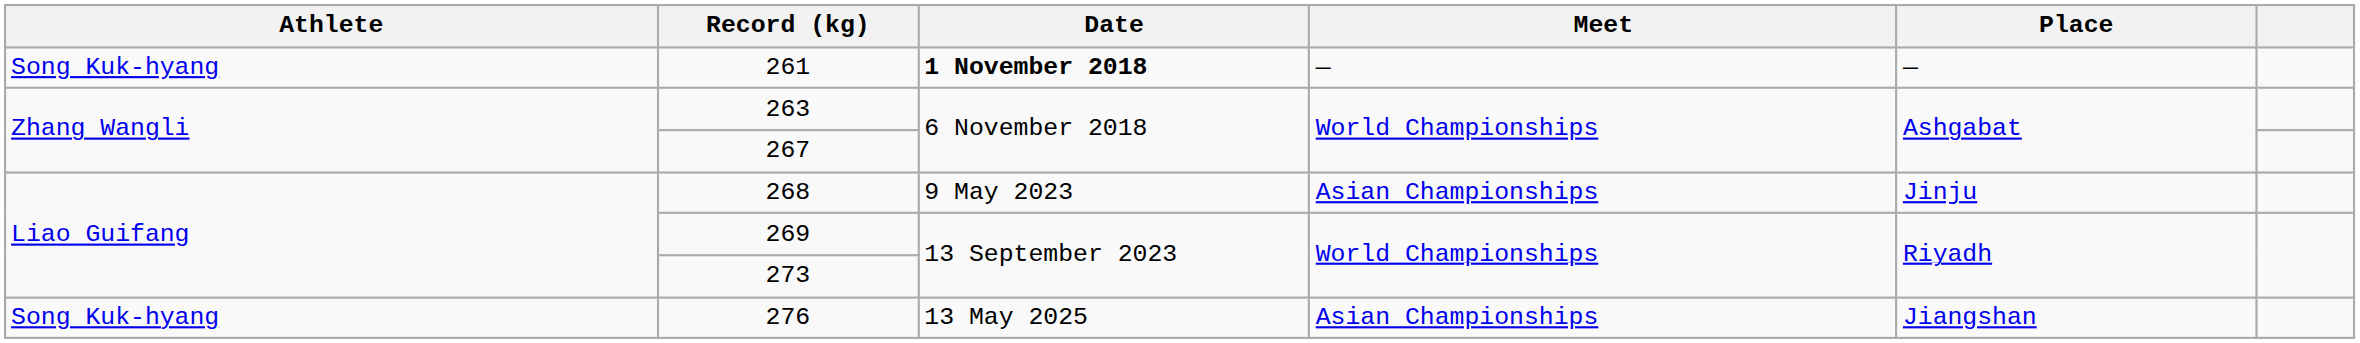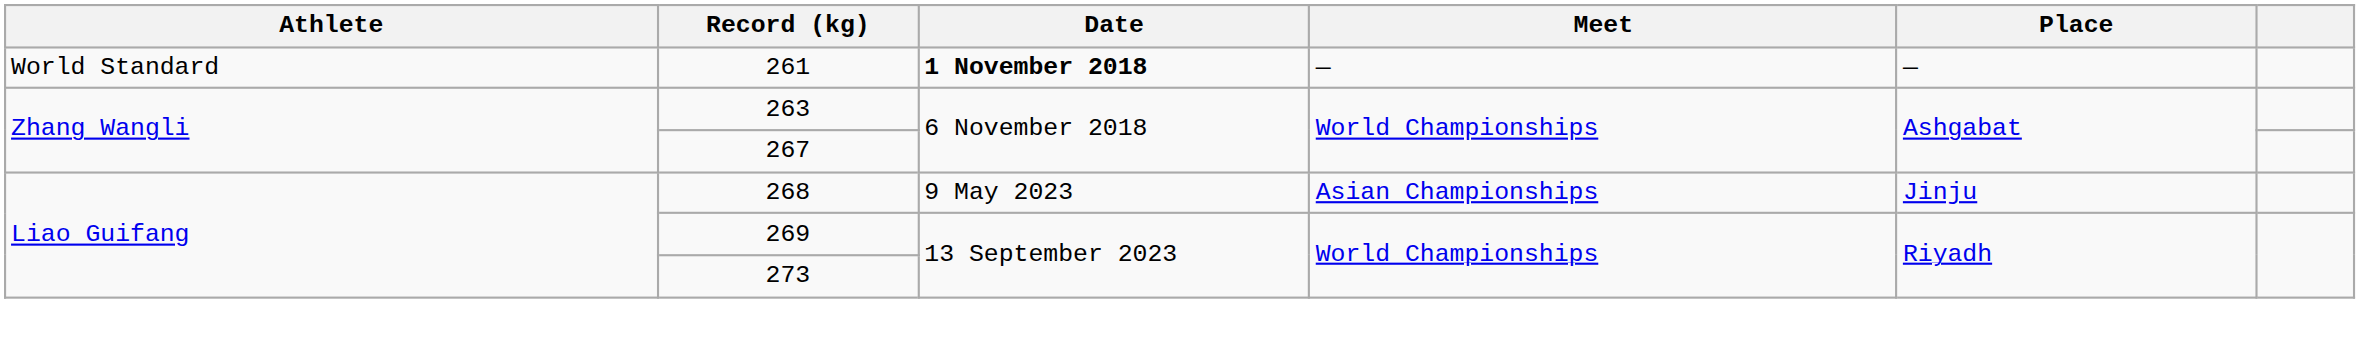(115, 67) Song Kuk-hyang -> (115, 67) World Standard
- row: (788, 317)
